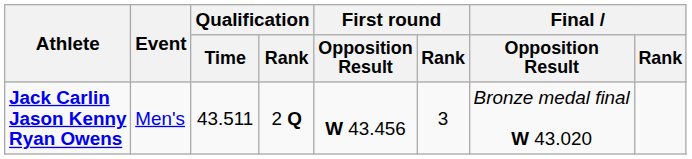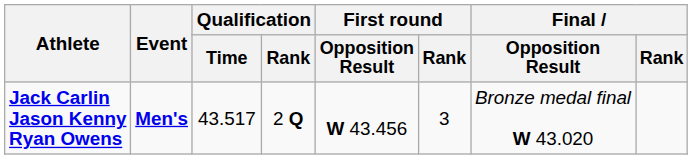(160, 118) normal -> (162, 118) bold
(225, 118) 43.511 -> (227, 118) 43.517
